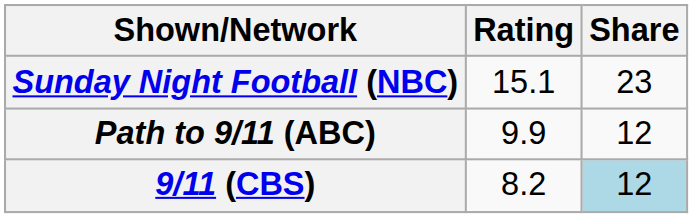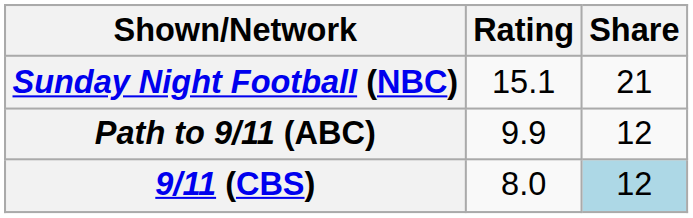(634, 81) 23 -> (634, 81) 21
(524, 184) 8.2 -> (524, 184) 8.0
